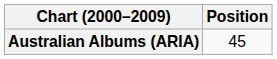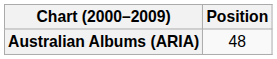(237, 41) 45 -> (237, 41) 48
